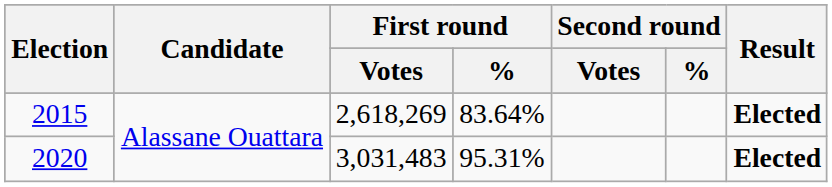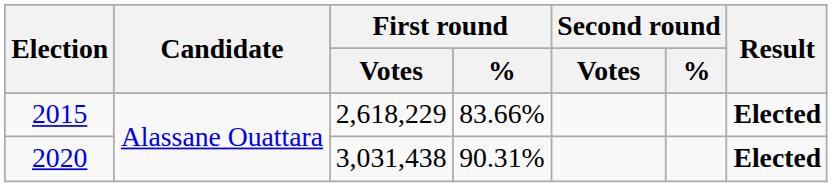(391, 114) 2,618,269 -> (391, 114) 2,618,229
(502, 114) 83.64% -> (502, 114) 83.66%
(391, 158) 3,031,483 -> (391, 158) 3,031,438
(502, 158) 95.31% -> (502, 158) 90.31%
